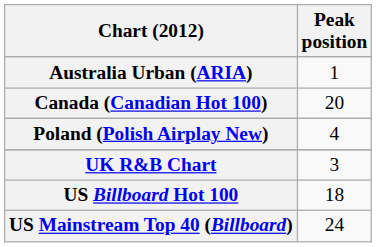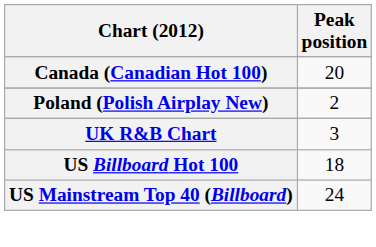- row: (151, 72)
(334, 133) 4 -> (334, 103) 2
